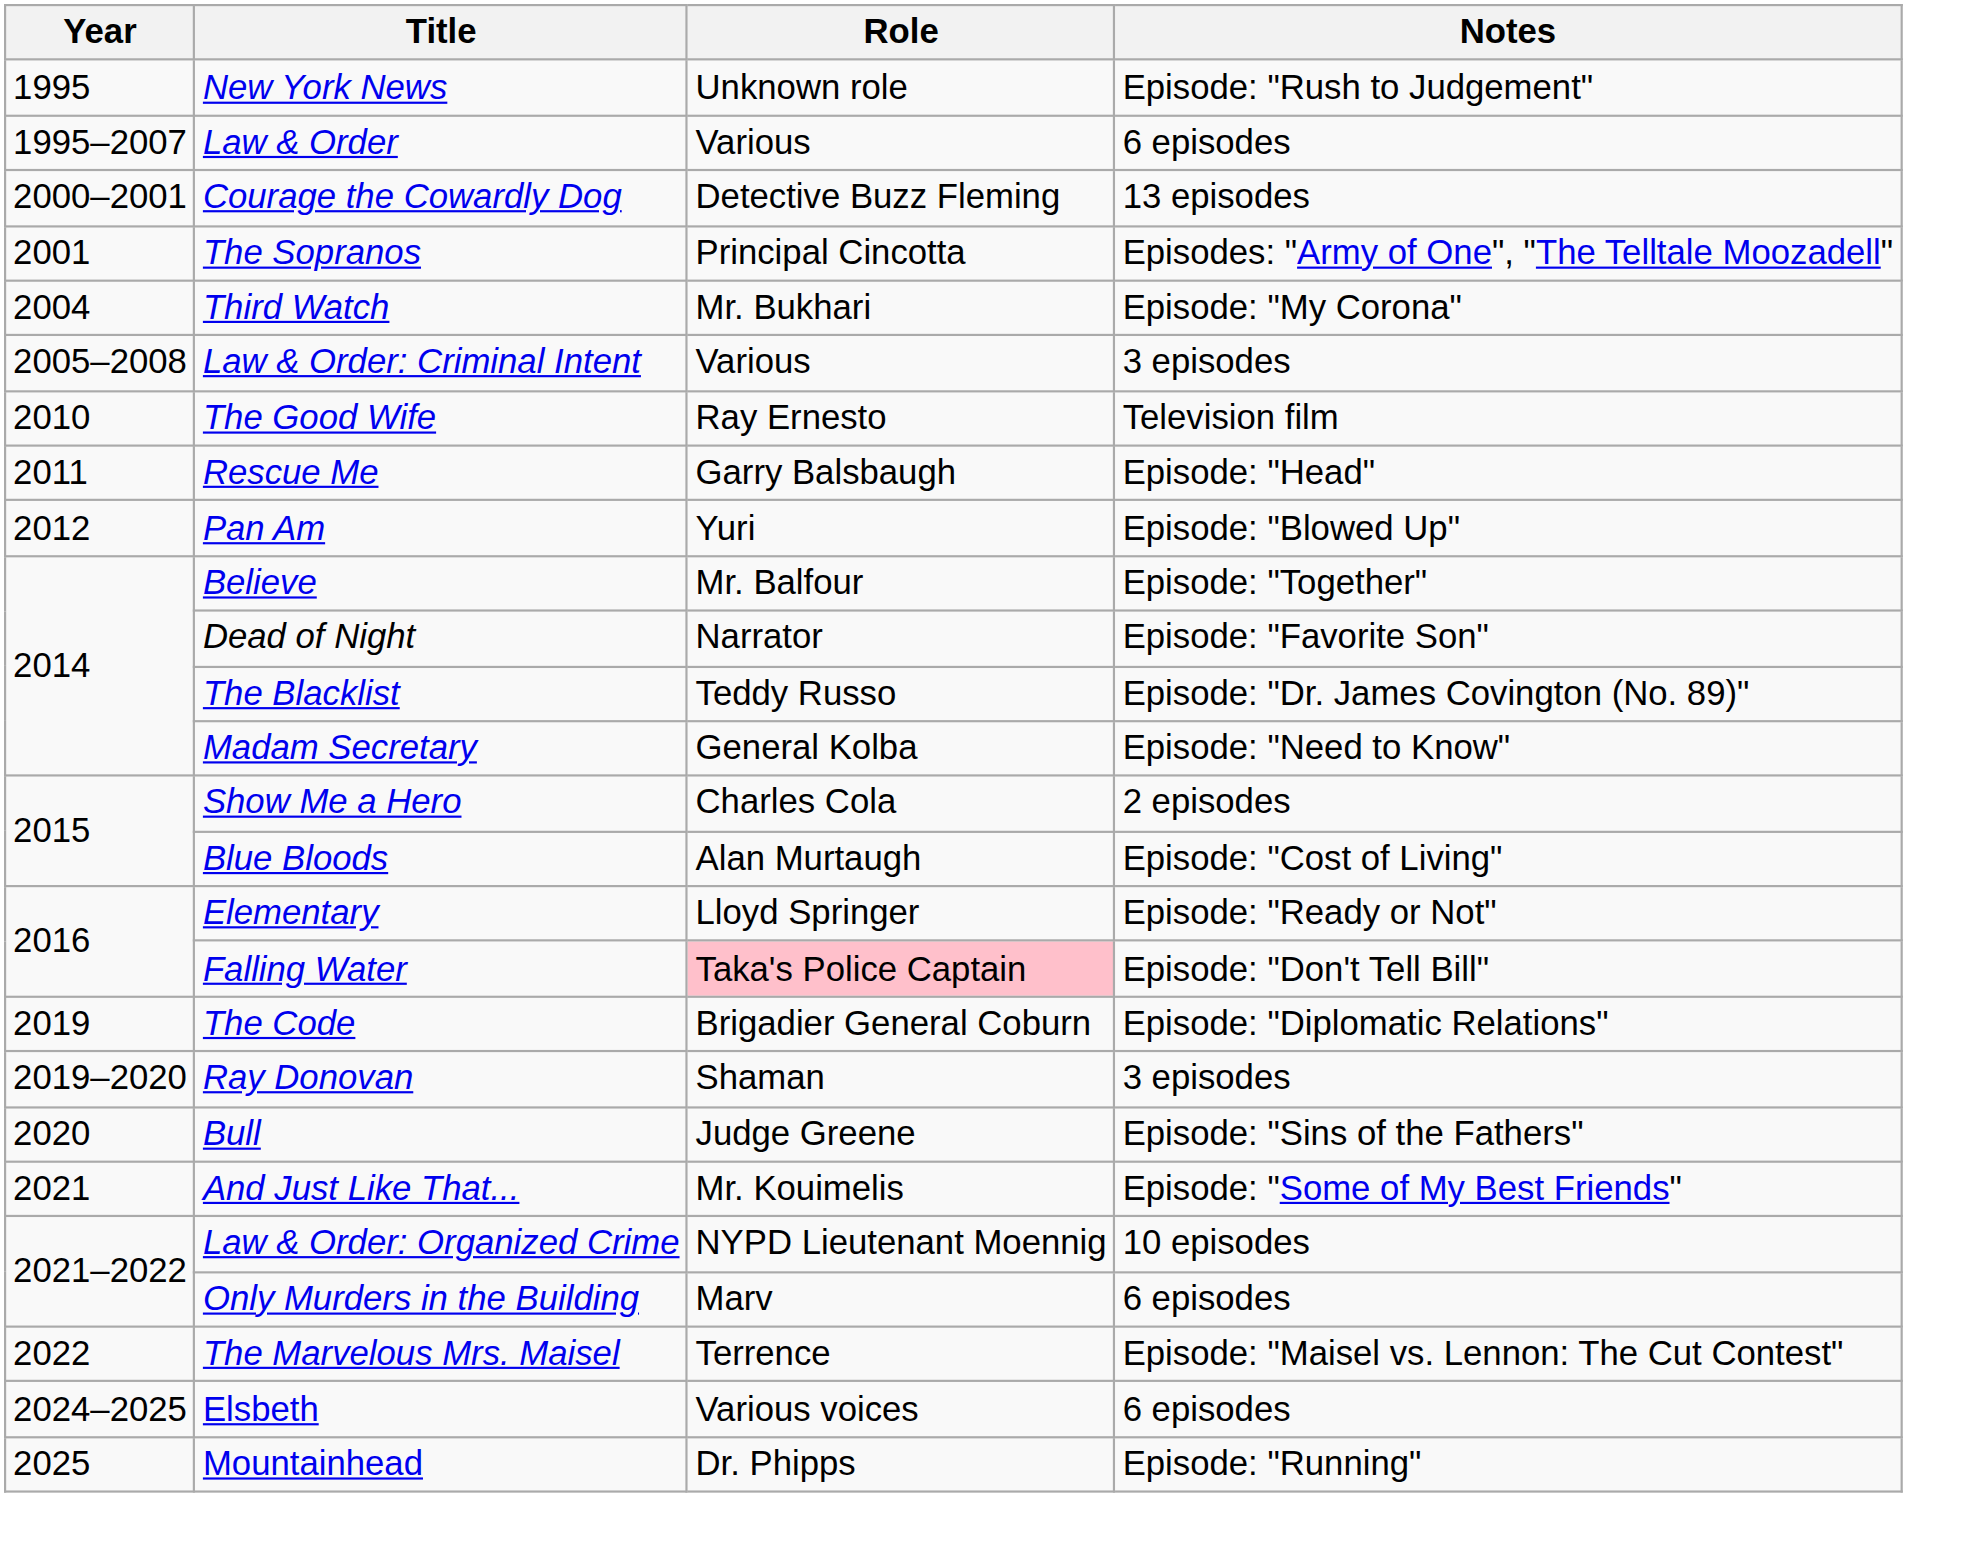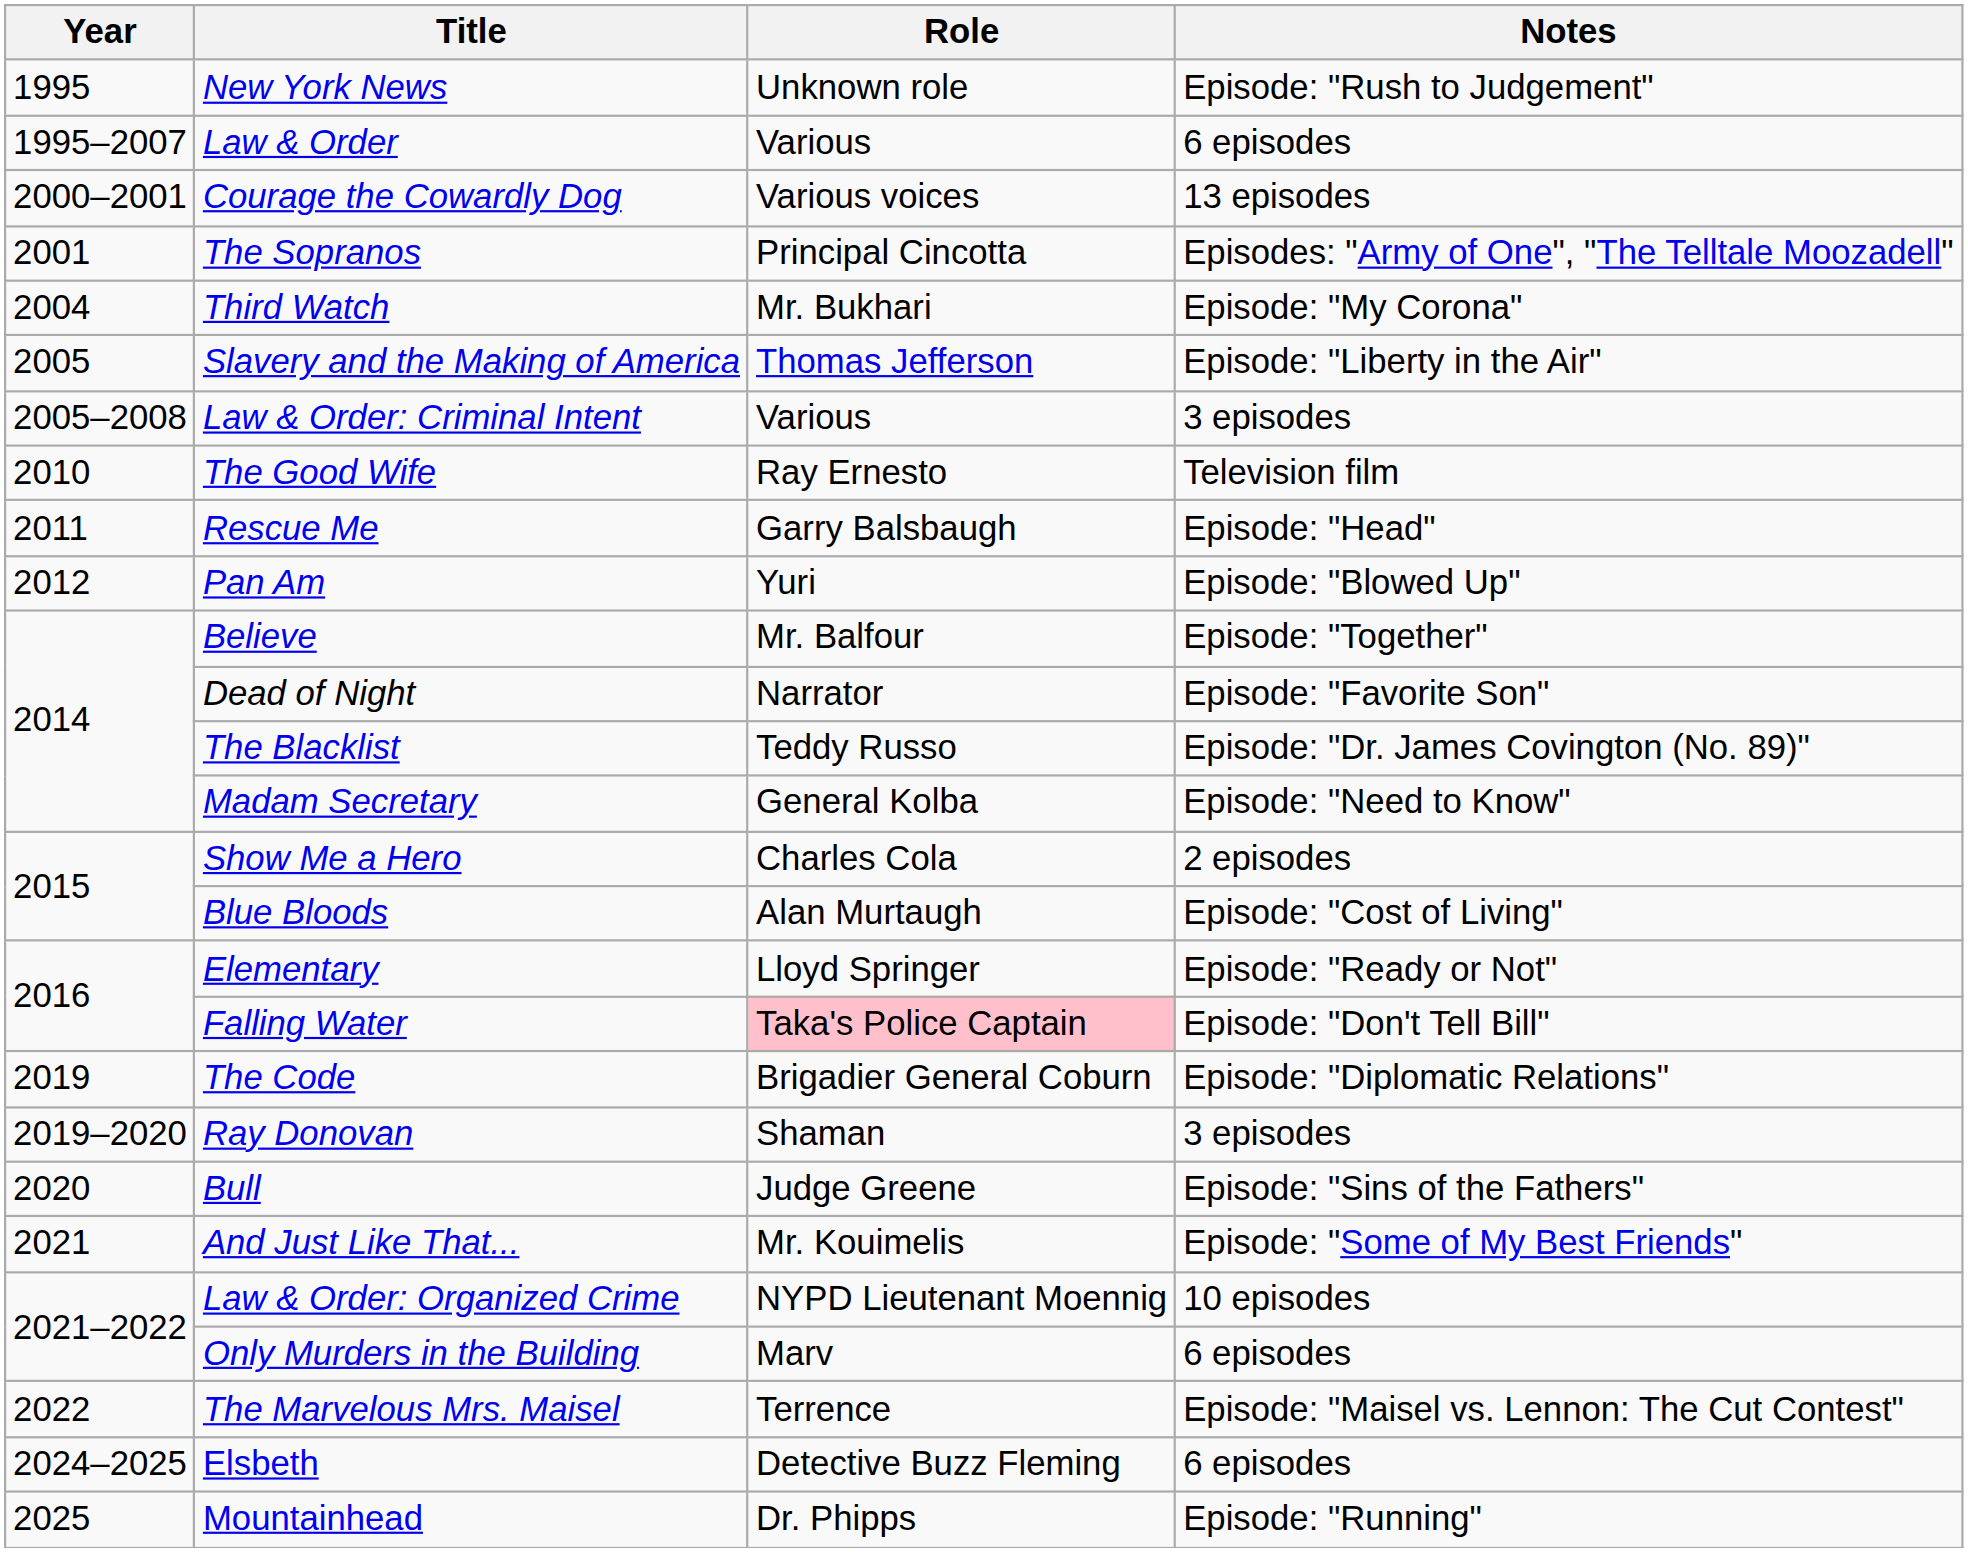(878, 197) Detective Buzz Fleming -> (868, 197) Various voices
+ row: (471, 362)
(807, 1408) Various voices -> (938, 1463) Detective Buzz Fleming
